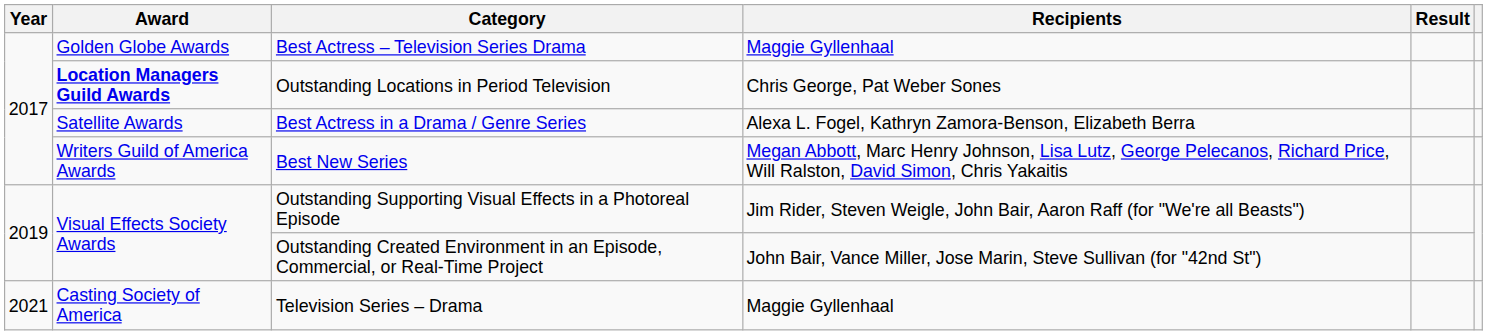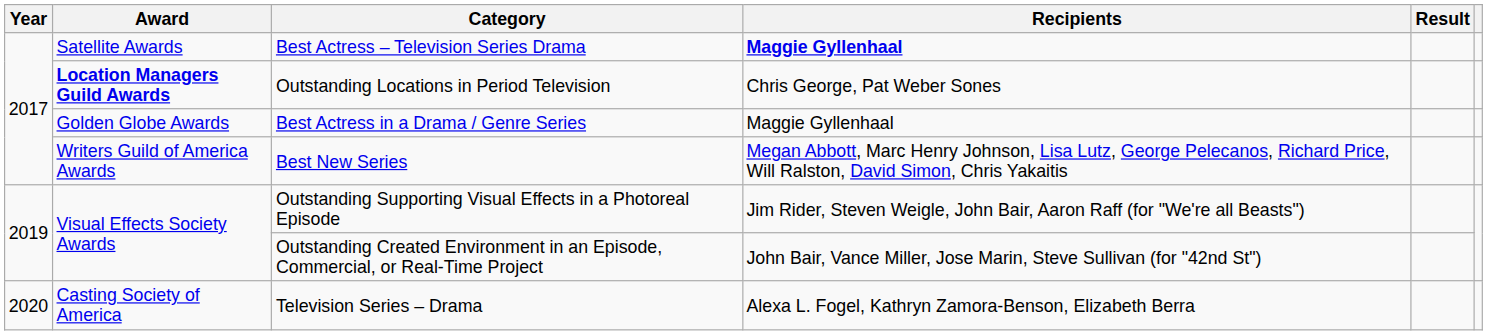(143, 47) Golden Globe Awards -> (120, 47) Satellite Awards
(820, 47) normal -> (824, 47) bold
(120, 123) Satellite Awards -> (143, 123) Golden Globe Awards
(971, 123) Alexa L. Fogel, Kathryn Zamora-Benson, Elizabeth Berra -> (820, 123) Maggie Gyllenhaal
(28, 305) 2021 -> (28, 305) 2020
(820, 305) Maggie Gyllenhaal -> (971, 305) Alexa L. Fogel, Kathryn Zamora-Benson, Elizabeth Berra
